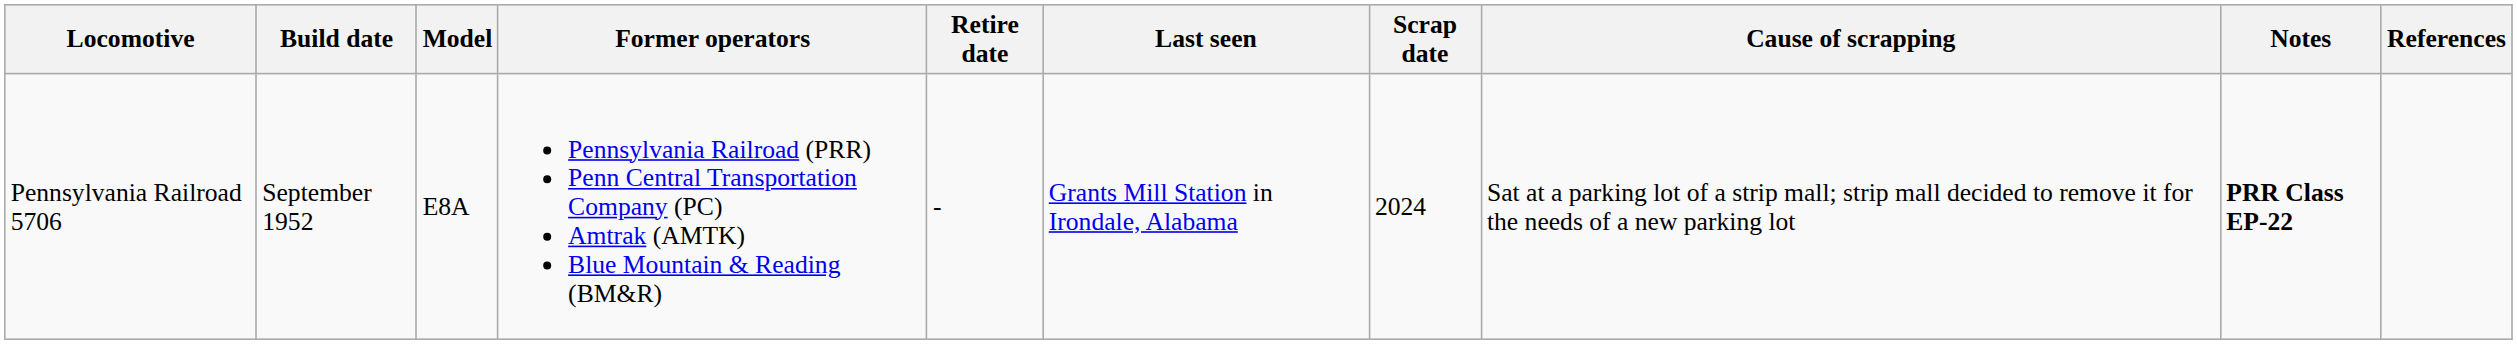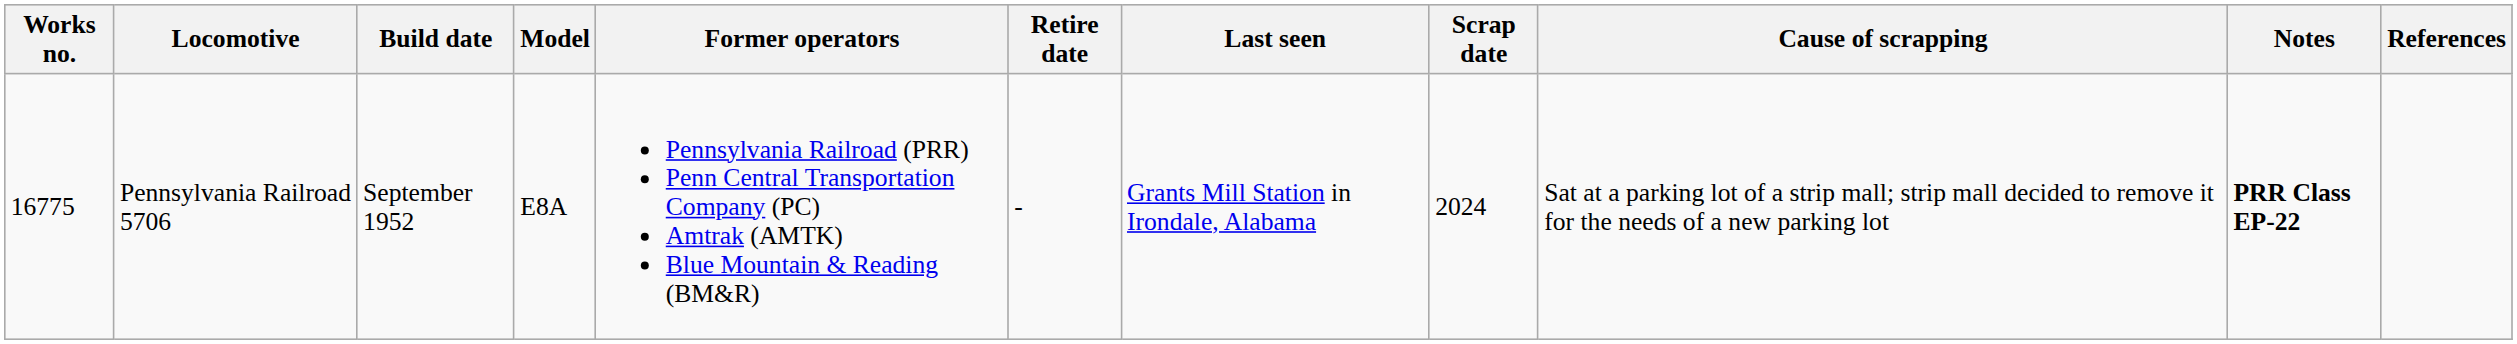+ column: (59, 39)
